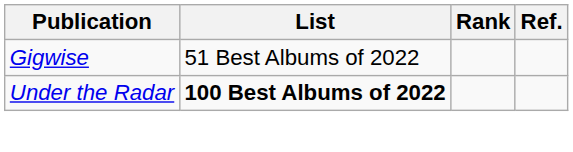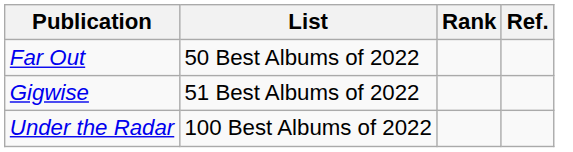+ row: (48, 57)
(315, 92) bold -> (308, 127) normal
